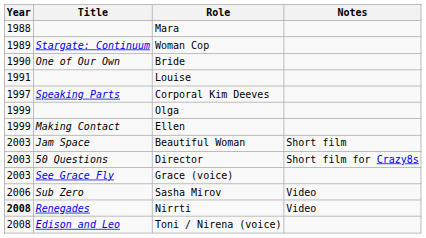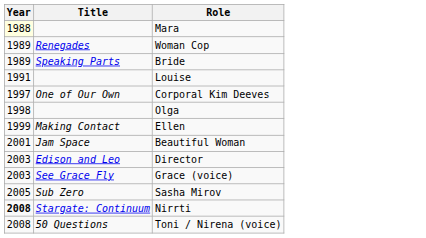- column: (353, 13)
(19, 29) no background -> (19, 29) lightyellow background
(93, 45) Stargate: Continuum -> (63, 45) Renegades
(19, 61) 1990 -> (19, 61) 1989
(78, 61) One of Our Own -> (78, 61) Speaking Parts
(78, 94) Speaking Parts -> (78, 94) One of Our Own
(19, 110) 1999 -> (19, 110) 1998
(19, 143) 2003 -> (19, 143) 2001
(72, 159) 50 Questions -> (78, 159) Edison and Leo
(19, 192) 2006 -> (19, 192) 2005
(63, 208) Renegades -> (93, 208) Stargate: Continuum
(78, 225) Edison and Leo -> (72, 225) 50 Questions
